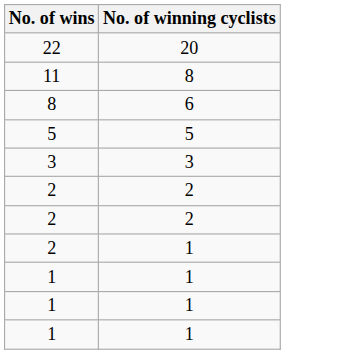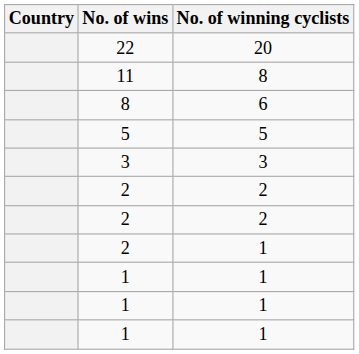+ column: (41, 18)
